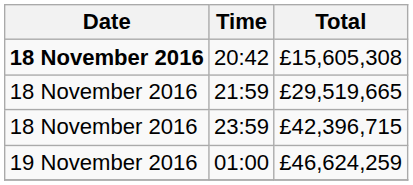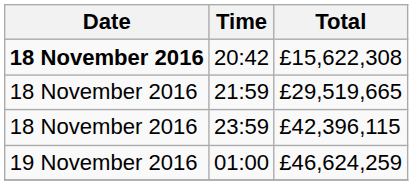(341, 57) £15,605,308 -> (341, 57) £15,622,308
(341, 127) £42,396,715 -> (340, 127) £42,396,115
